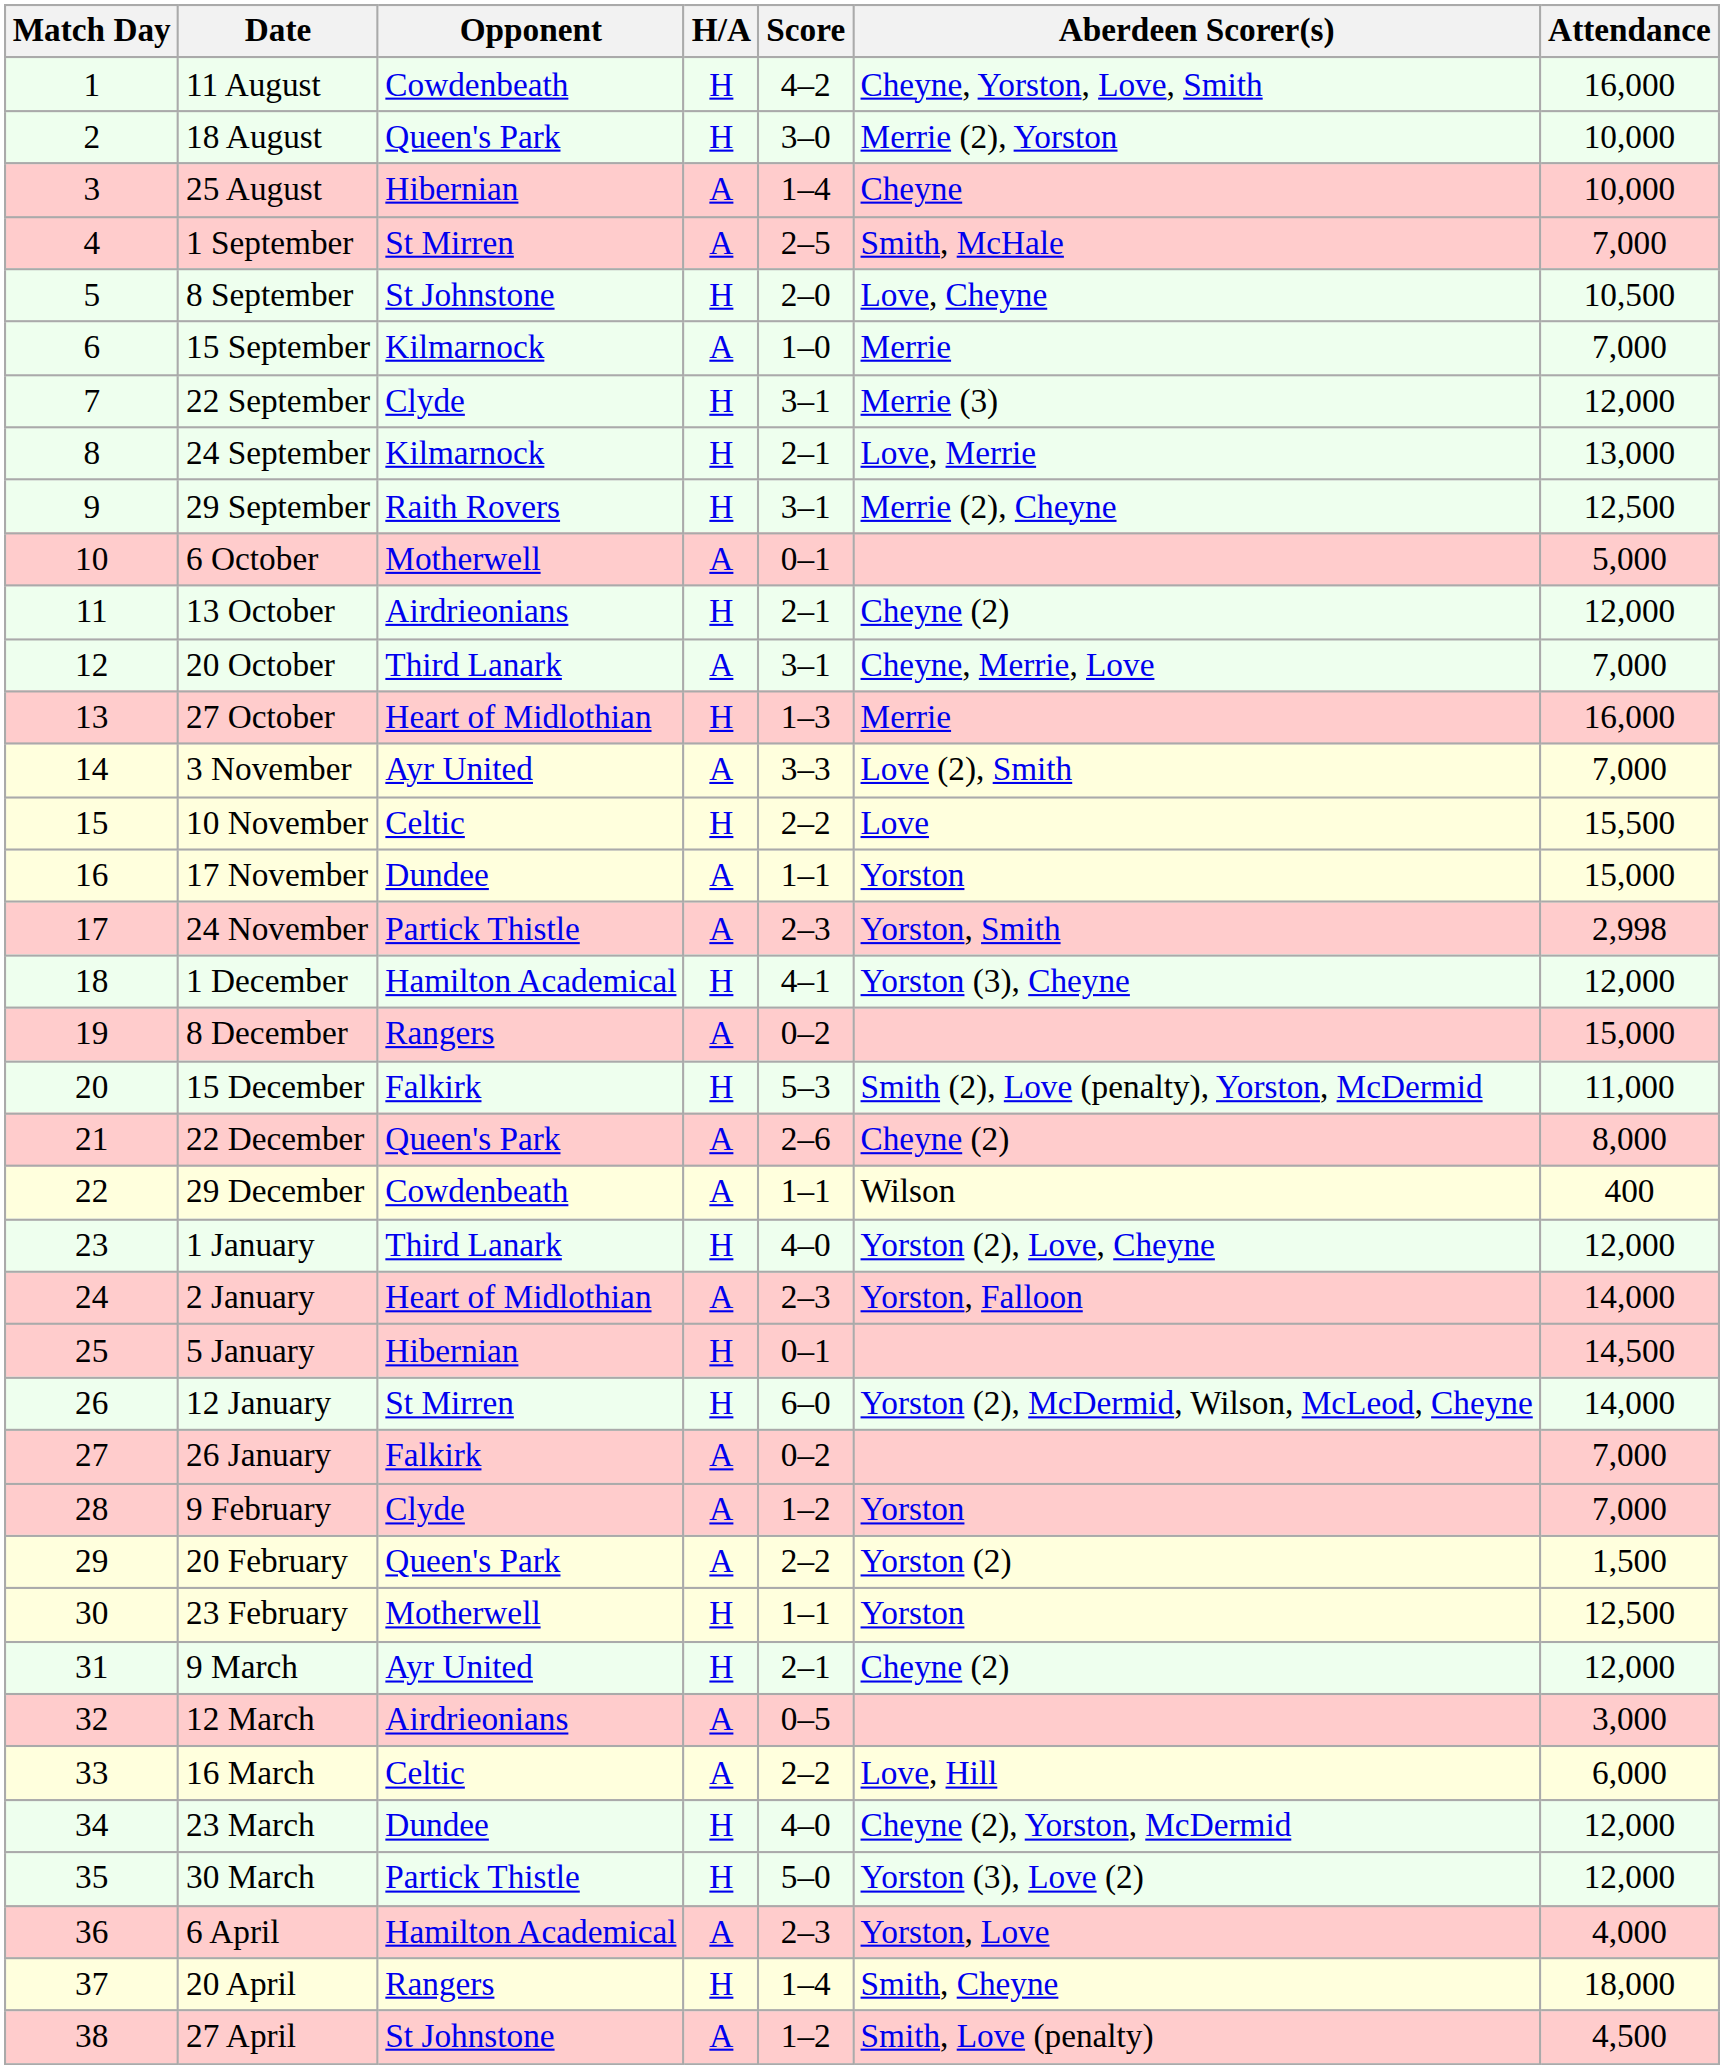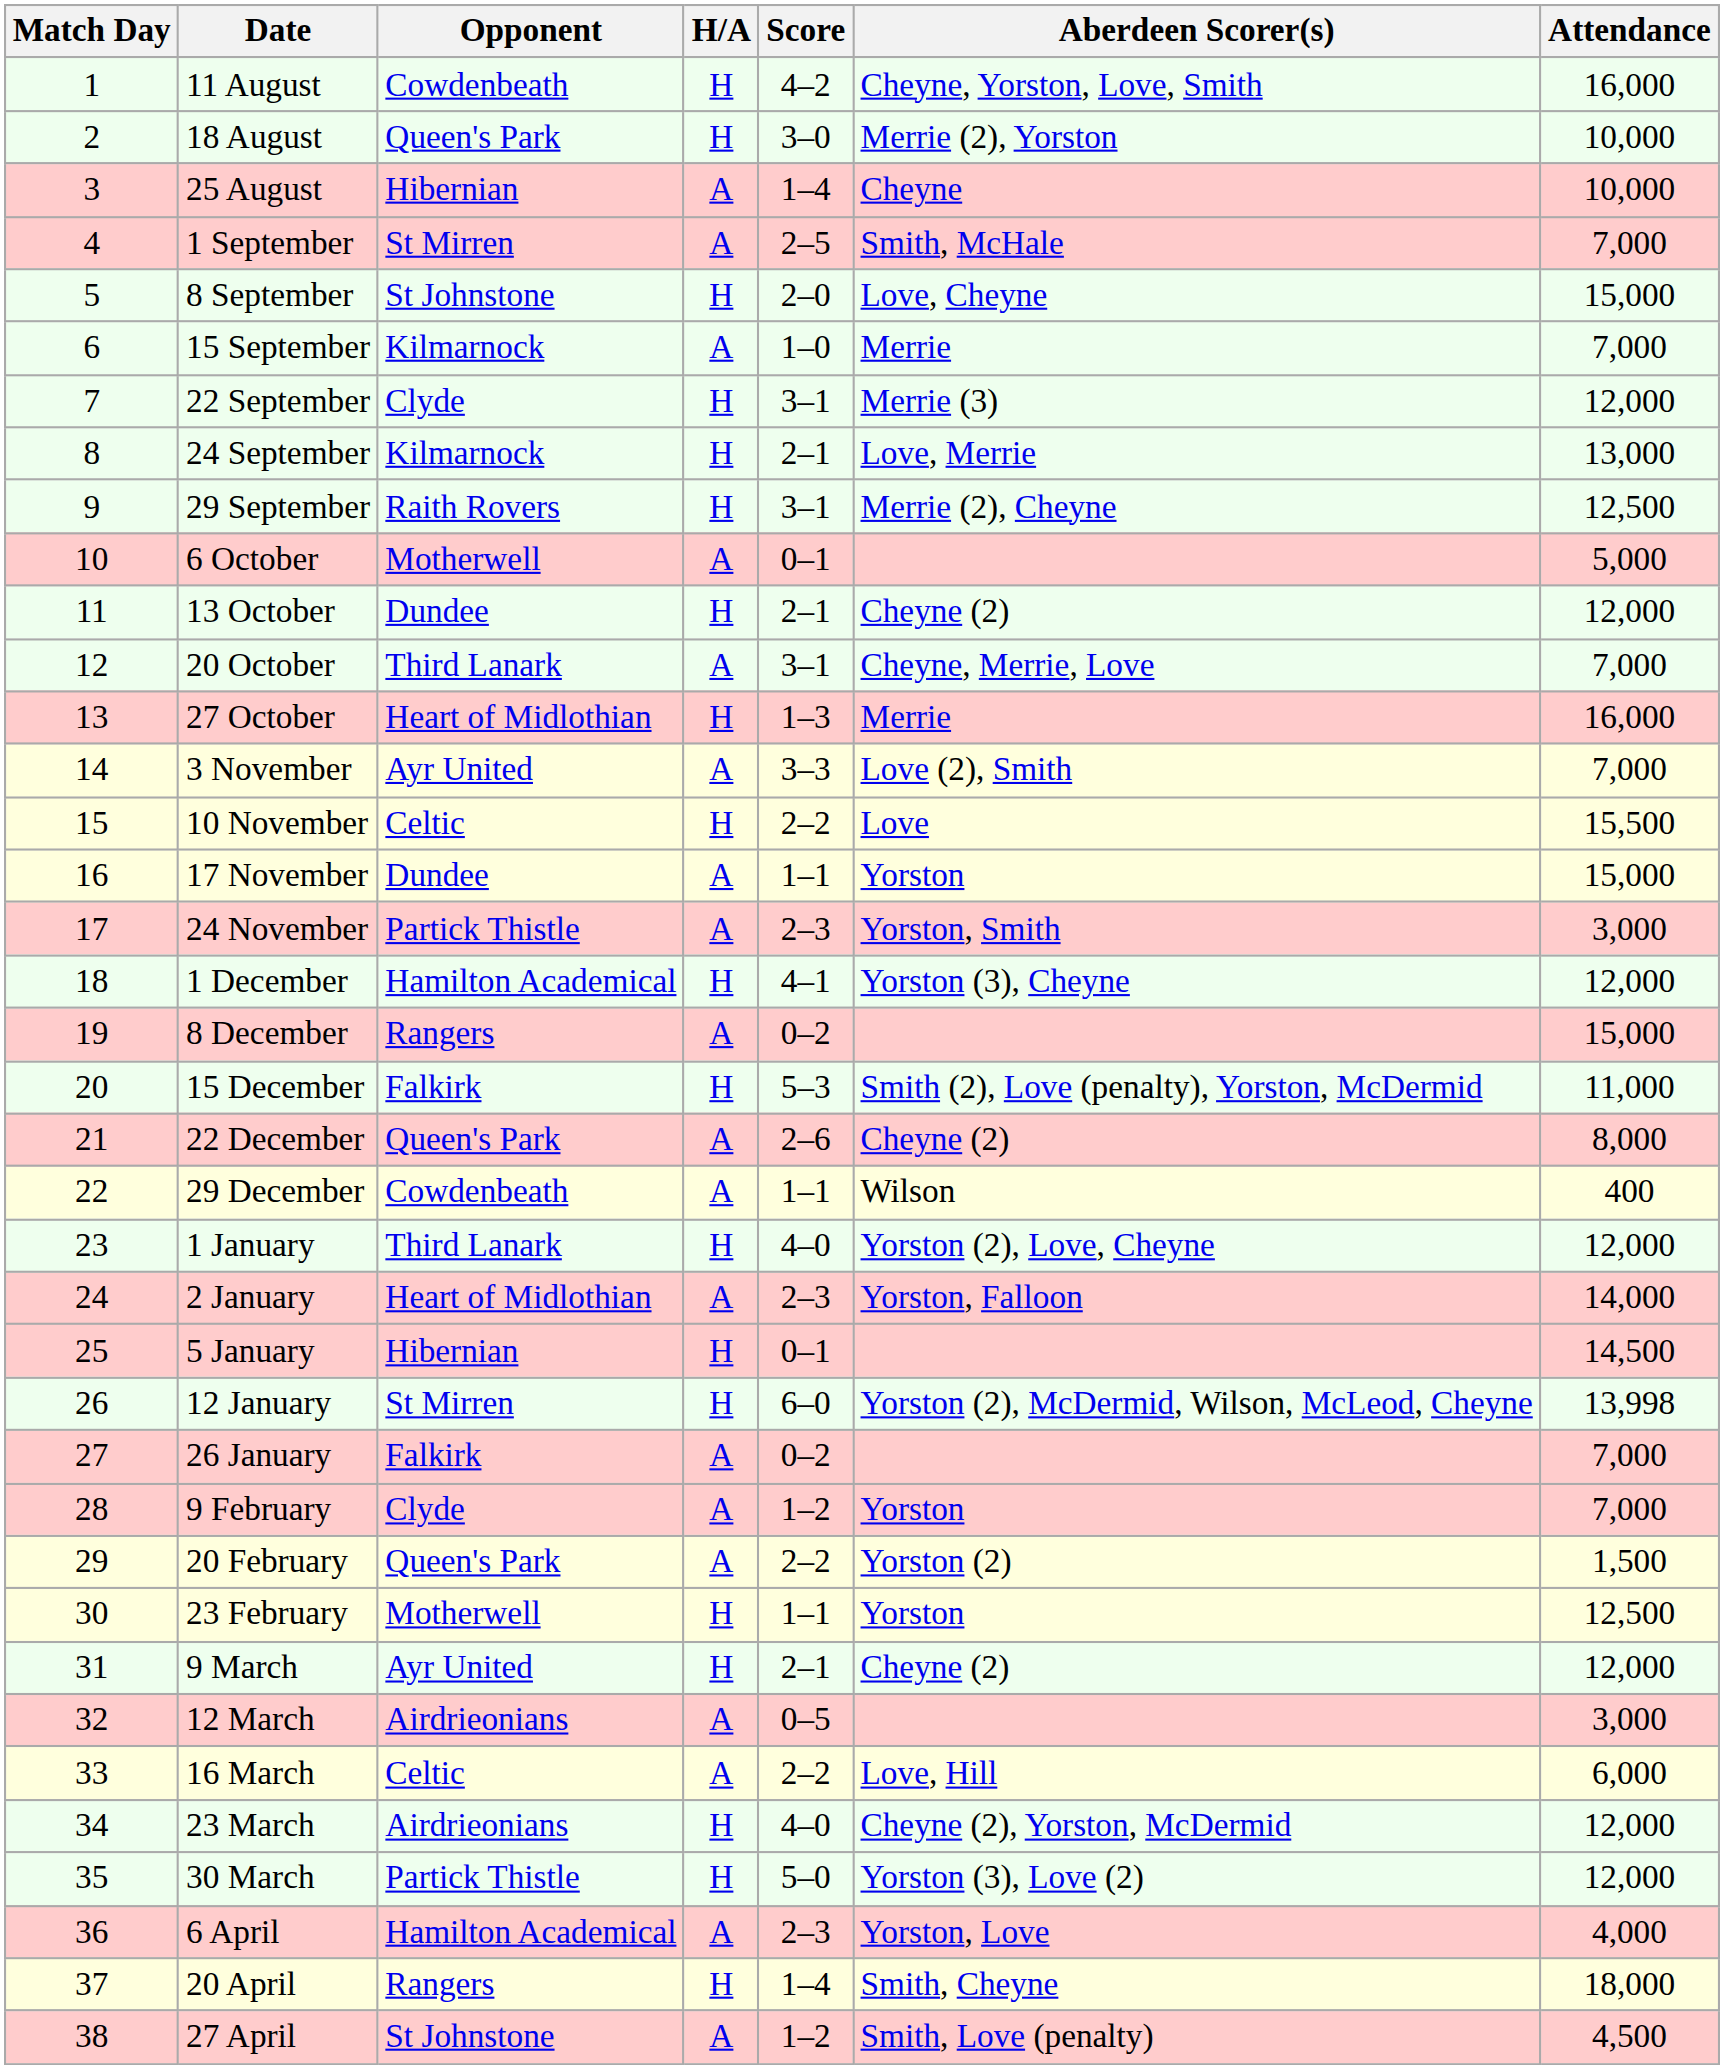(1629, 294) 10,500 -> (1629, 294) 15,000
(477, 611) Airdrieonians -> (437, 611) Dundee
(1629, 928) 2,998 -> (1629, 928) 3,000
(1629, 1403) 14,000 -> (1629, 1403) 13,998
(437, 1825) Dundee -> (477, 1825) Airdrieonians
